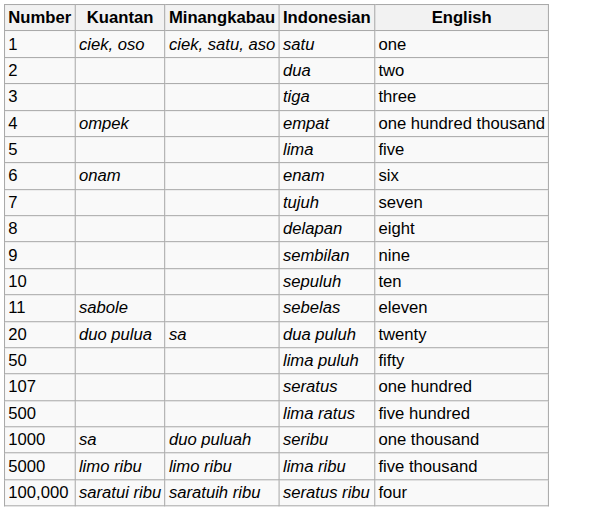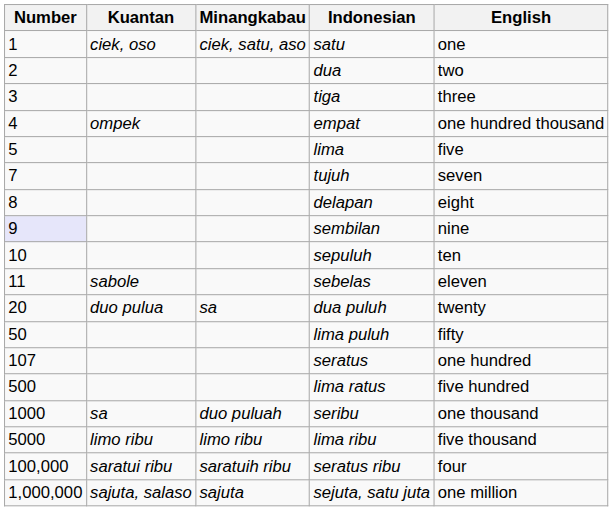- row: (304, 176)
(13, 255) no background -> (13, 228) lavender background
+ row: (372, 492)
